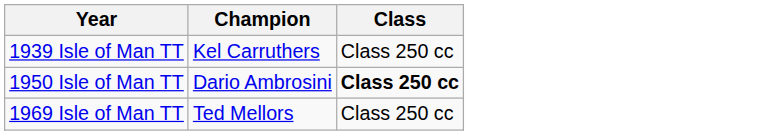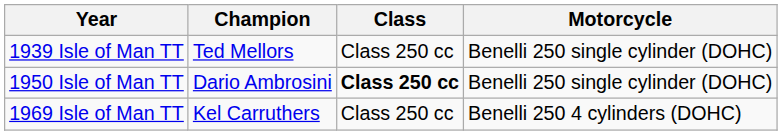+ column: (620, 20)
(256, 51) Kel Carruthers -> (243, 51) Ted Mellors
(243, 113) Ted Mellors -> (256, 113) Kel Carruthers
